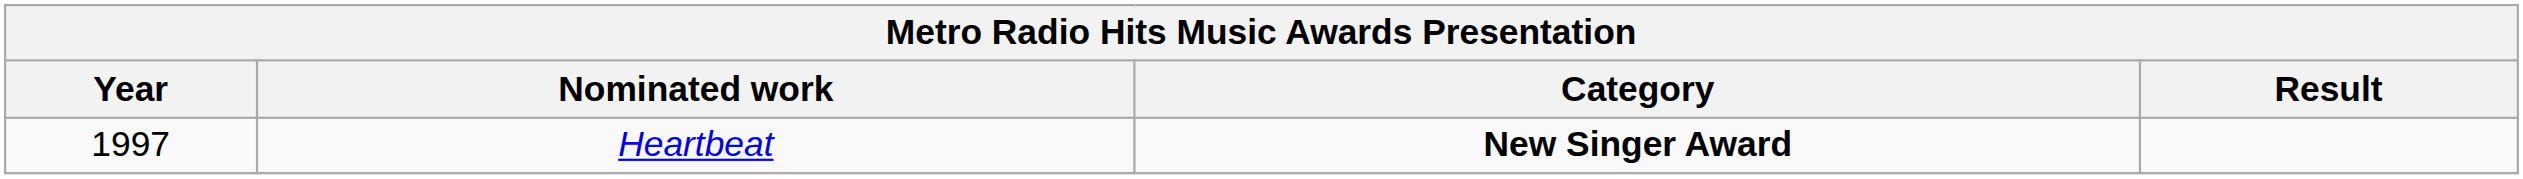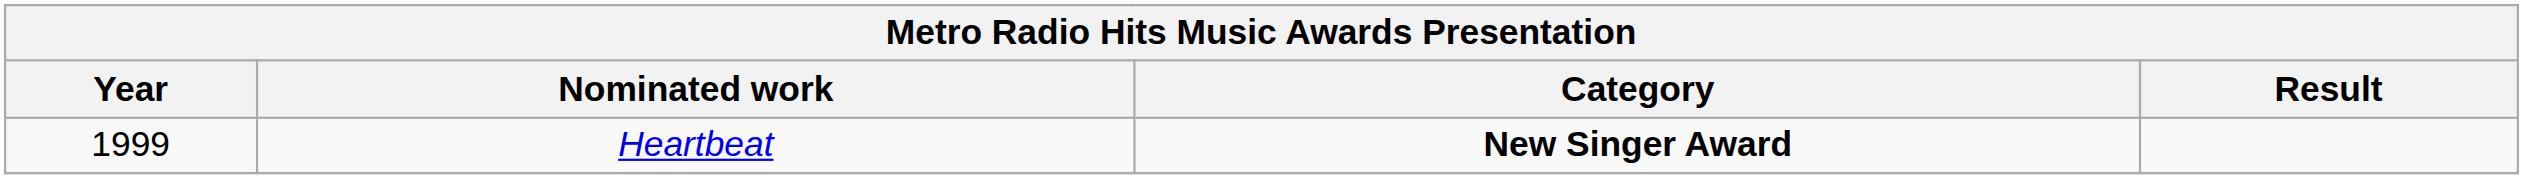(131, 144) 1997 -> (131, 144) 1999
